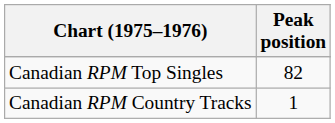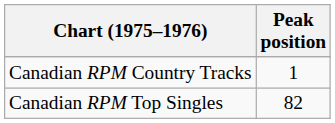rows swapped: (130, 103) <-> (116, 72)
